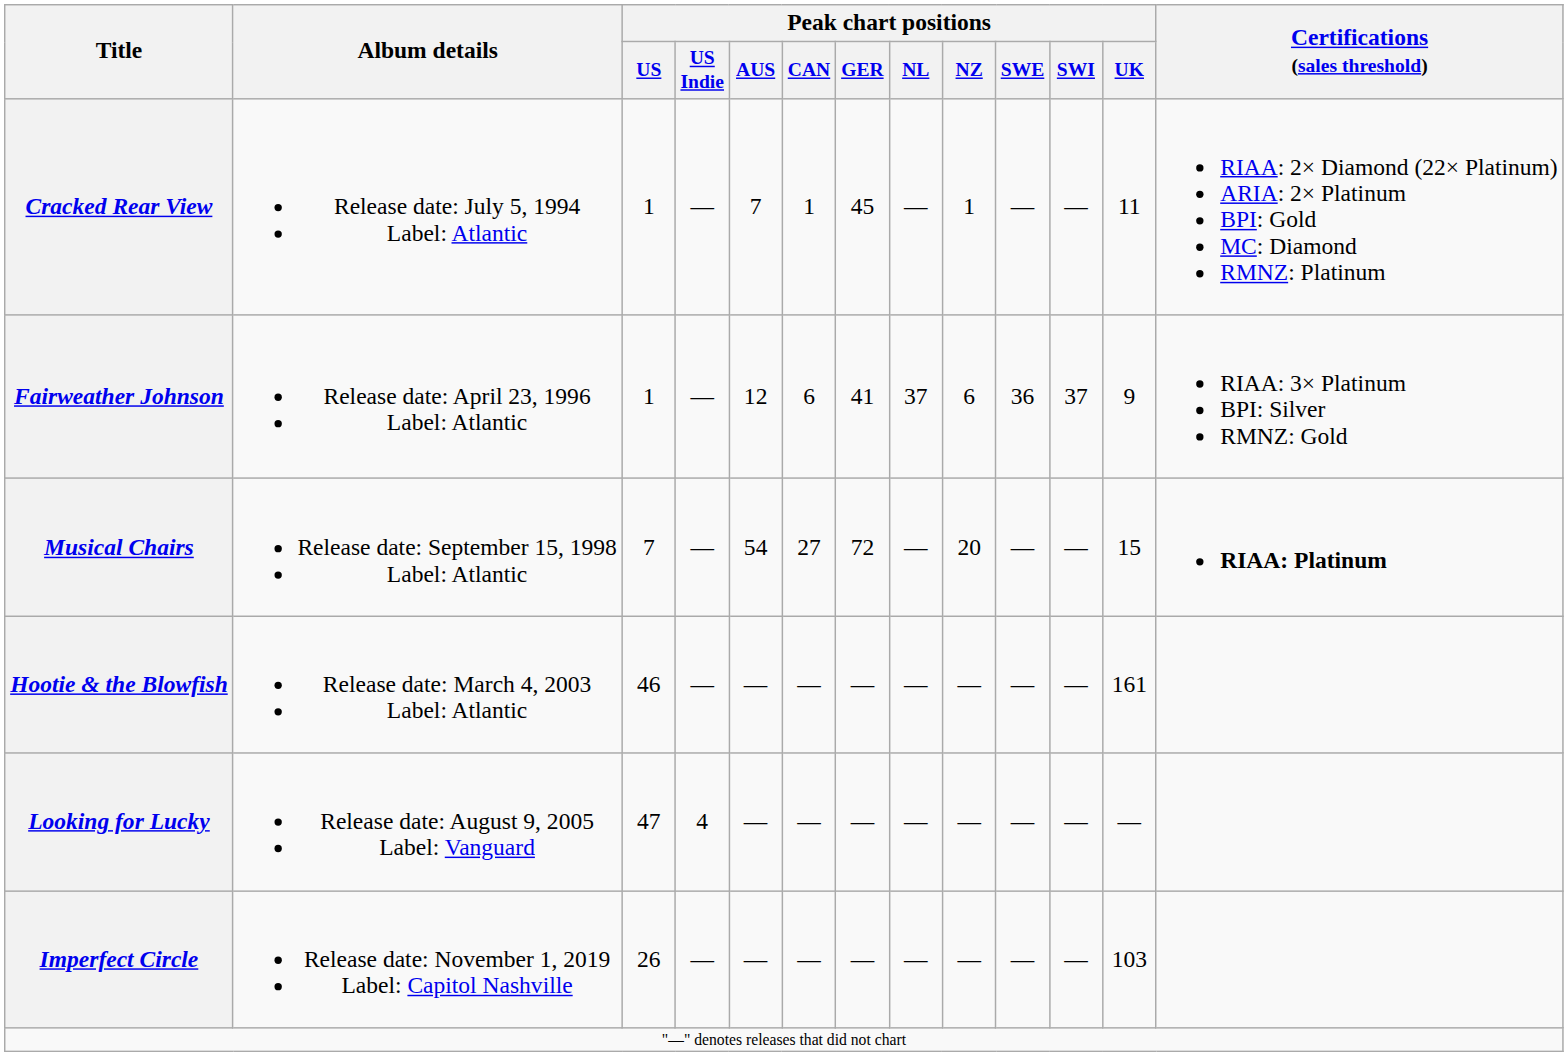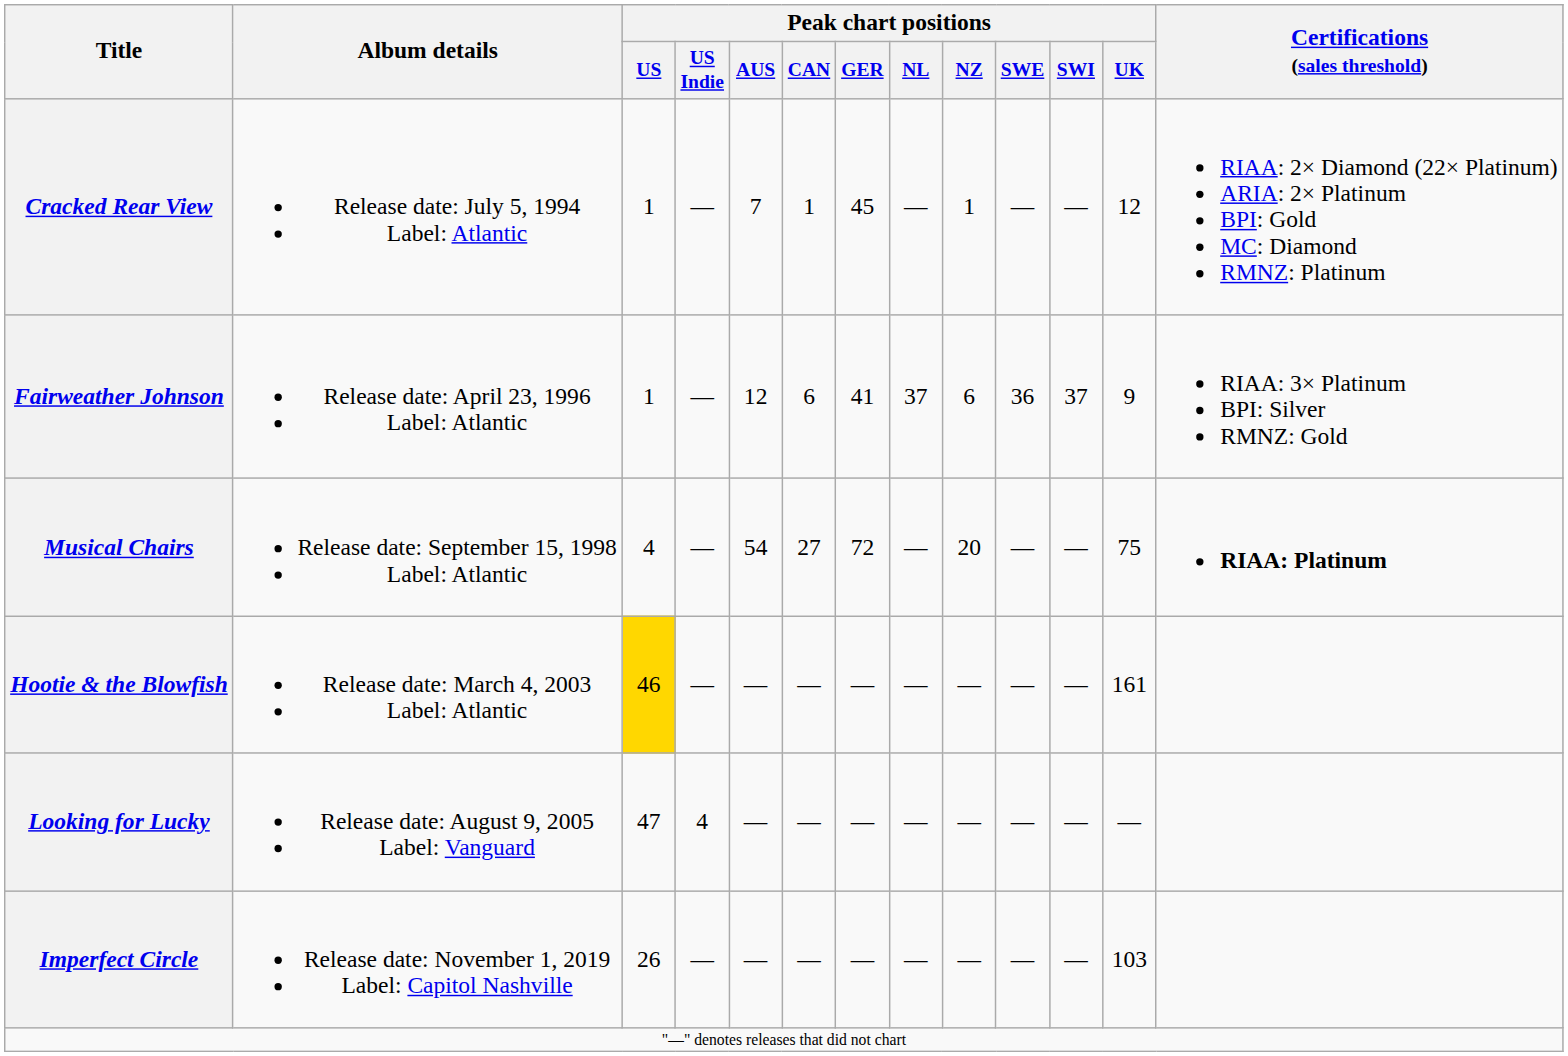(1129, 206) 11 -> (1129, 206) 12
(649, 547) 7 -> (649, 547) 4
(1129, 547) 15 -> (1129, 547) 75
(649, 684) no background -> (649, 684) gold background
